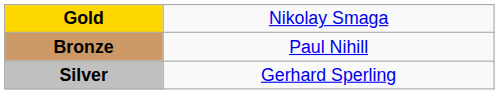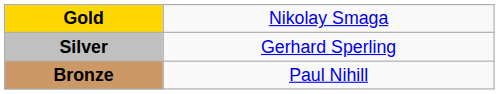rows swapped: (84, 74) <-> (84, 46)
